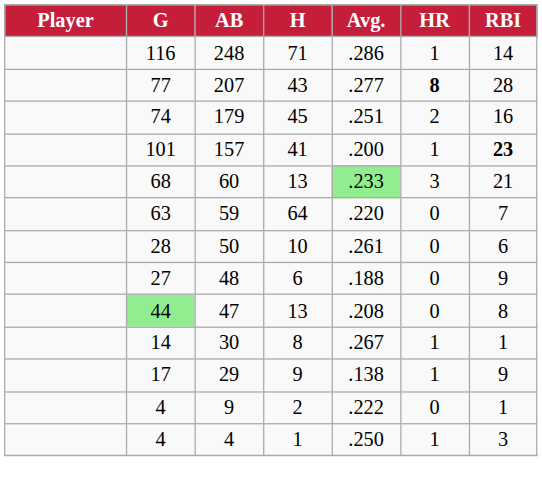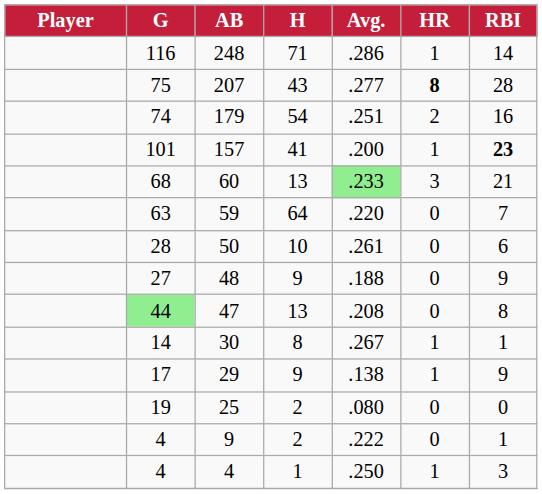(161, 85) 77 -> (161, 85) 75
(298, 117) 45 -> (298, 117) 54
(298, 278) 6 -> (298, 278) 9
+ row: (229, 407)
